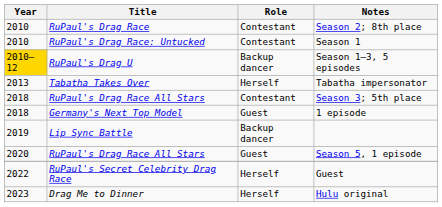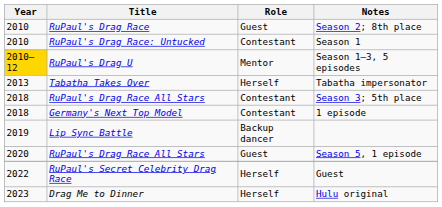(268, 27) Contestant -> (254, 27) Guest
(257, 62) Backup dancer -> (257, 62) Mentor
(254, 113) Guest -> (268, 113) Contestant
